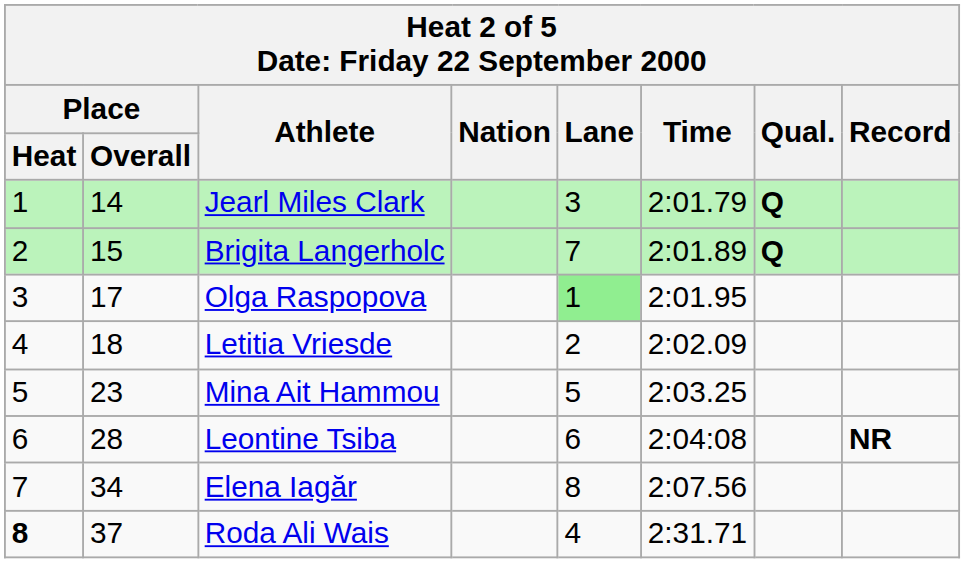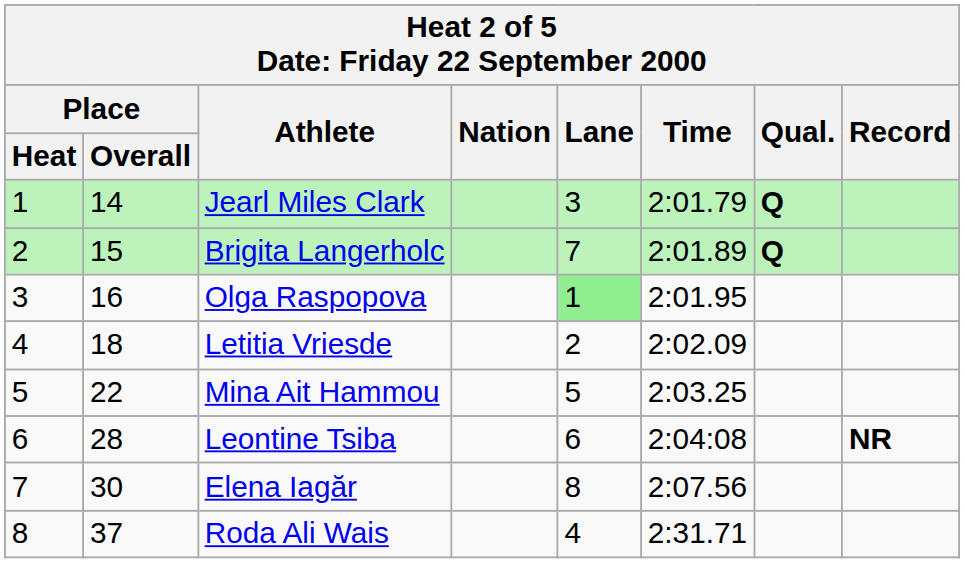(107, 297) 17 -> (107, 297) 16
(107, 391) 23 -> (107, 391) 22
(107, 486) 34 -> (107, 486) 30
(20, 533) bold -> (20, 533) normal
